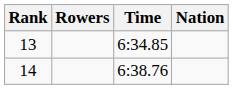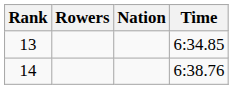columns swapped: (200, 17) <-> (143, 17)
